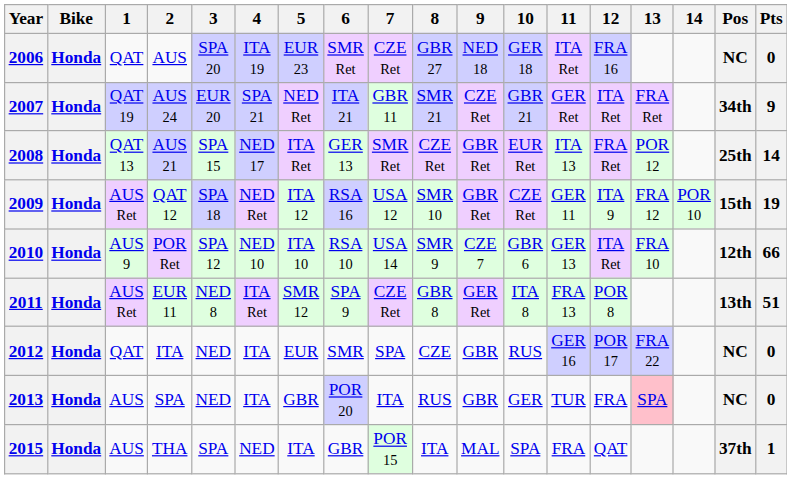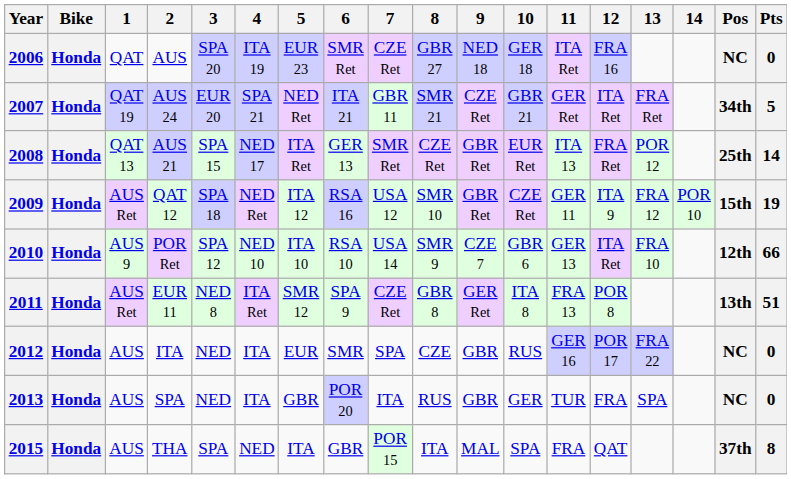(771, 106) 9 -> (771, 106) 5
(127, 351) QAT -> (127, 351) AUS
(652, 400) pink background -> (652, 400) no background
(771, 449) 1 -> (771, 449) 8
